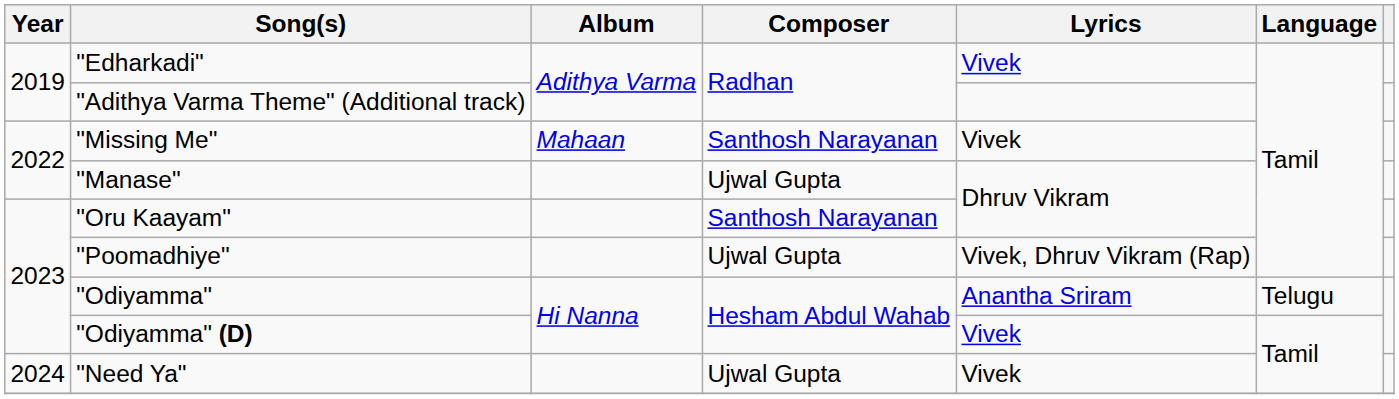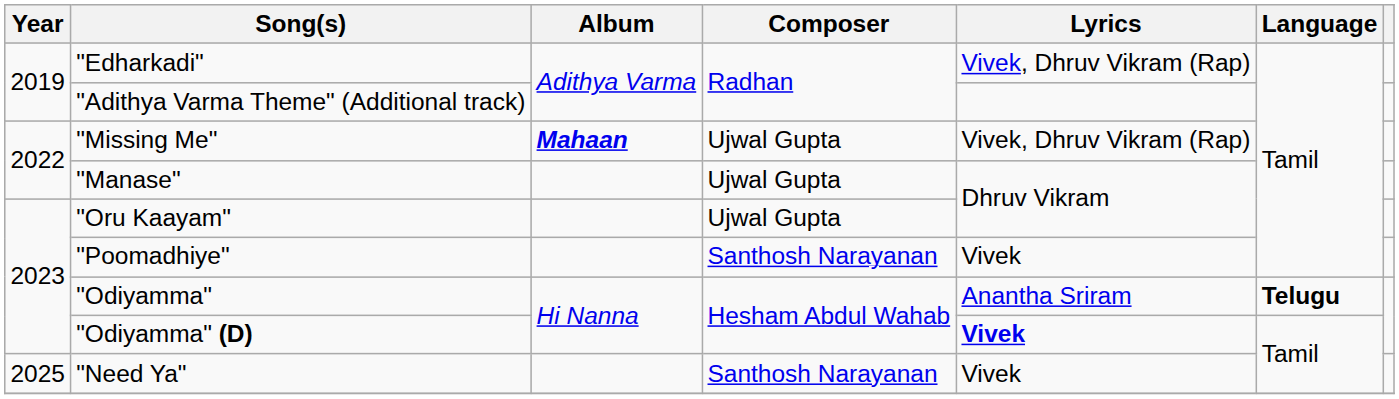(991, 62) Vivek -> (1106, 62) Vivek, Dhruv Vikram (Rap)
(581, 140) normal -> (582, 140) bold
(823, 140) Santhosh Narayanan -> (774, 140) Ujwal Gupta
(991, 140) Vivek -> (1106, 140) Vivek, Dhruv Vikram (Rap)
(823, 218) Santhosh Narayanan -> (774, 218) Ujwal Gupta
(774, 256) Ujwal Gupta -> (823, 256) Santhosh Narayanan
(1106, 256) Vivek, Dhruv Vikram (Rap) -> (991, 256) Vivek
(1298, 295) normal -> (1301, 295) bold
(991, 334) normal -> (993, 334) bold
(38, 373) 2024 -> (38, 373) 2025
(774, 373) Ujwal Gupta -> (823, 373) Santhosh Narayanan
